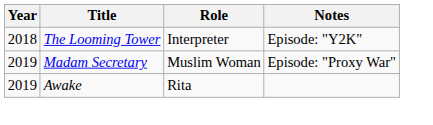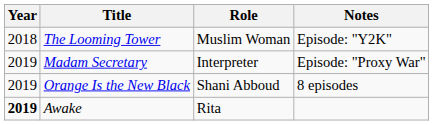(198, 39) Interpreter -> (244, 39) Muslim Woman
(214, 62) Muslim Woman -> (227, 62) Interpreter
+ row: (117, 85)
(22, 85) normal -> (22, 108) bold
